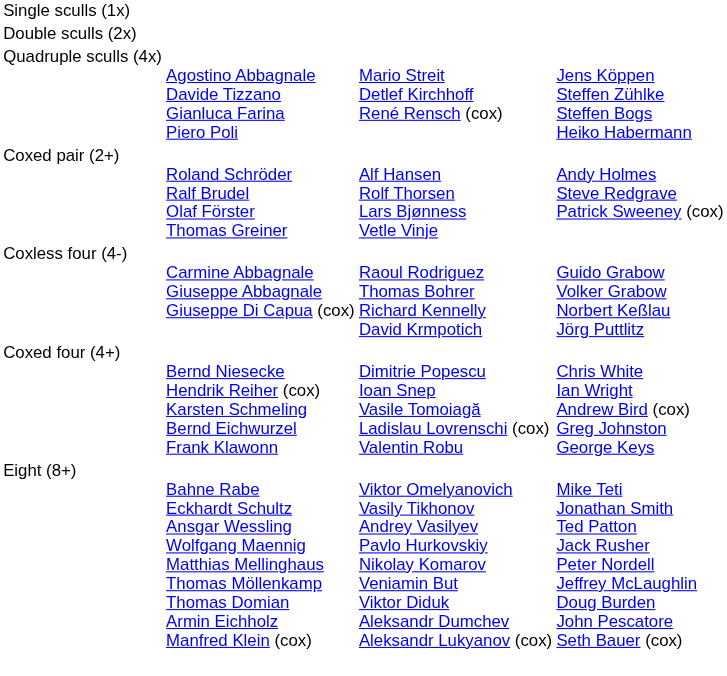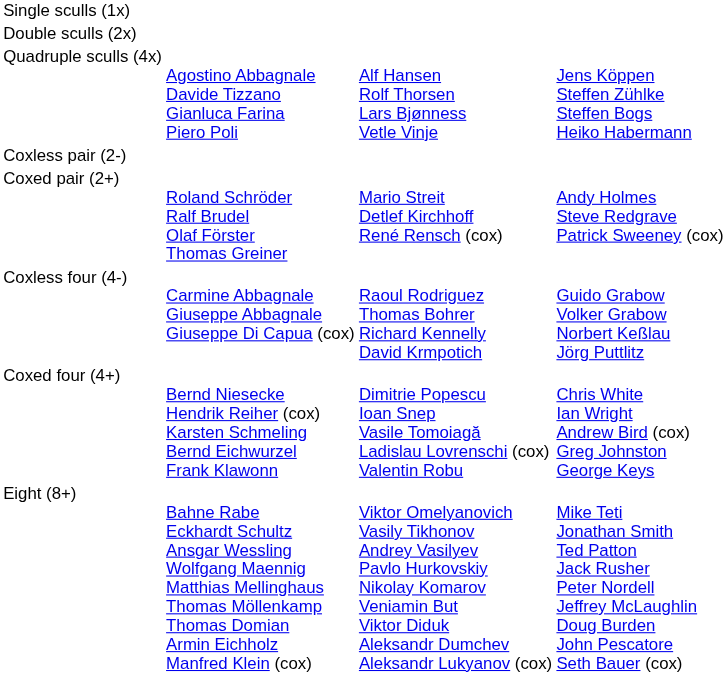(431, 94) Mario Streit Detlef Kirchhoff René Rensch (cox) -> (413, 104) Alf Hansen Rolf Thorsen Lars Bjønness Vetle Vinje
+ row: (65, 155)
(413, 202) Alf Hansen Rolf Thorsen Lars Bjønness Vetle Vinje -> (431, 216) Mario Streit Detlef Kirchhoff René Rensch (cox)
